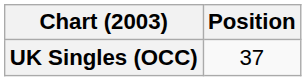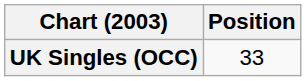(252, 57) 37 -> (252, 57) 33
